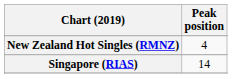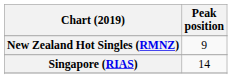(204, 45) 4 -> (204, 45) 9
